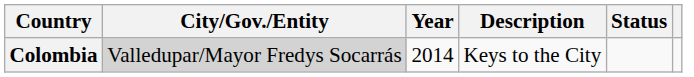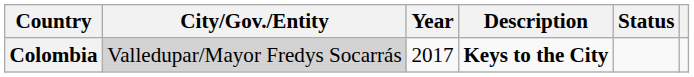(433, 54) 2014 -> (433, 54) 2017
(532, 54) normal -> (536, 54) bold
